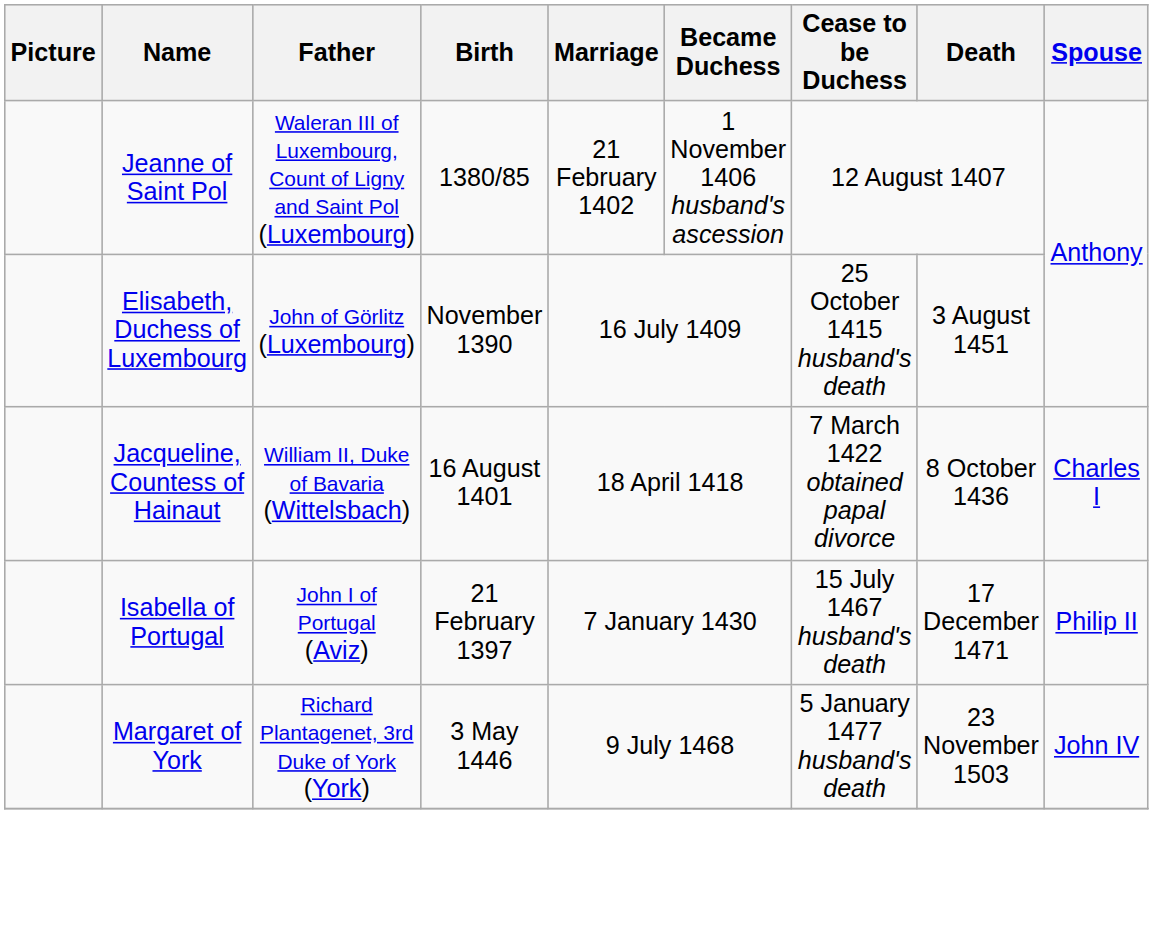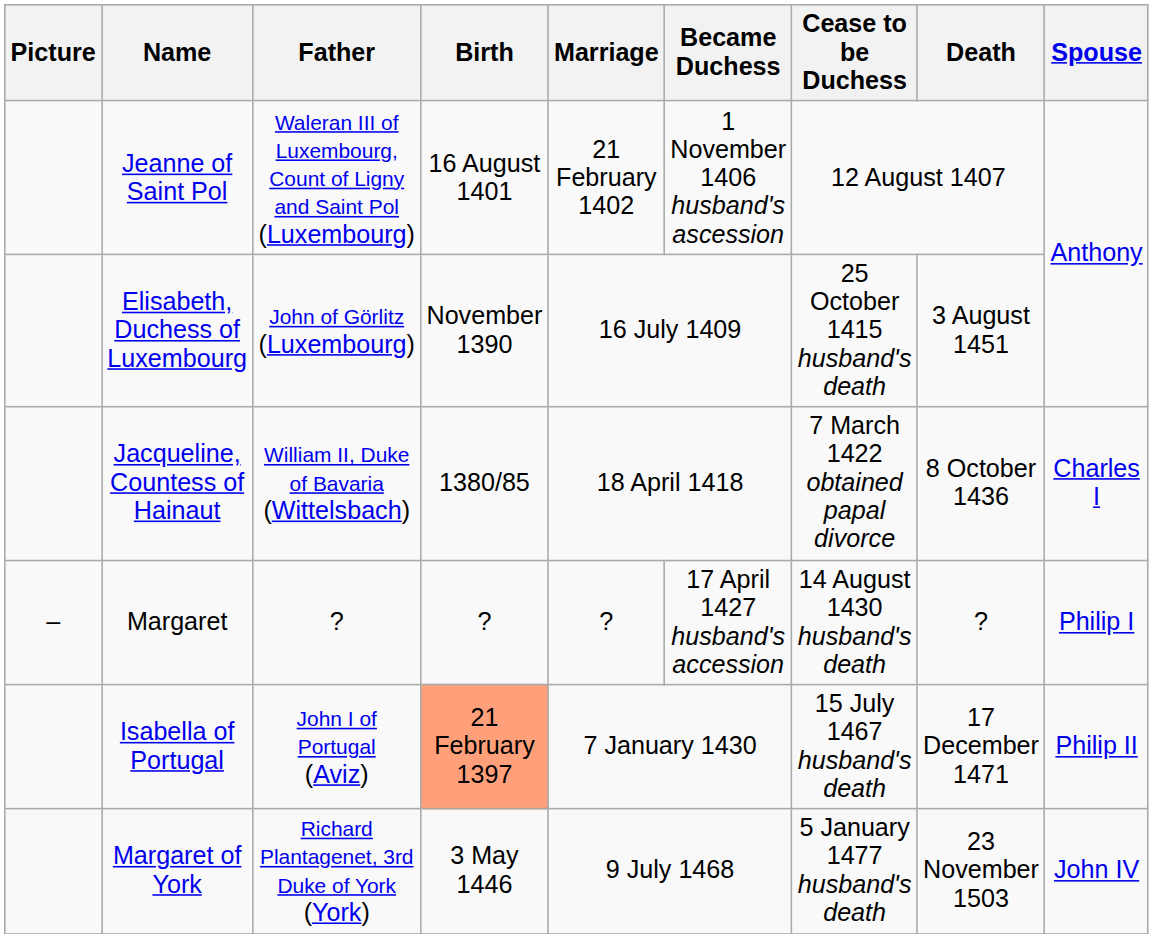(484, 177) 1380/85 -> (484, 177) 16 August 1401
(484, 483) 16 August 1401 -> (484, 483) 1380/85
+ row: (177, 621)
(484, 621) no background -> (484, 746) lightsalmon background
